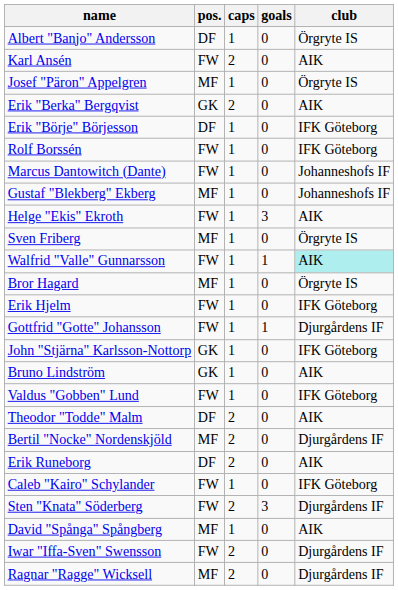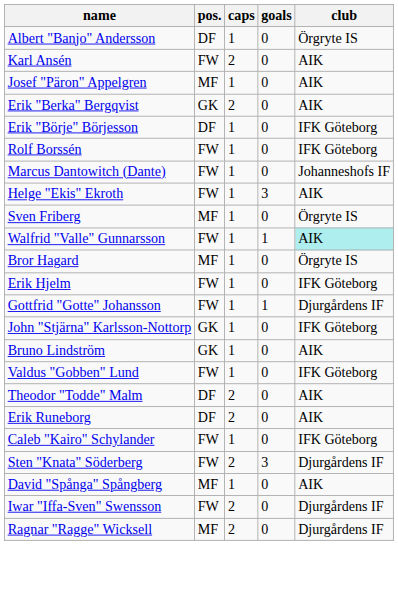(328, 82) Örgryte IS -> (311, 82) AIK
- row: (82, 194)
- row: (90, 439)
